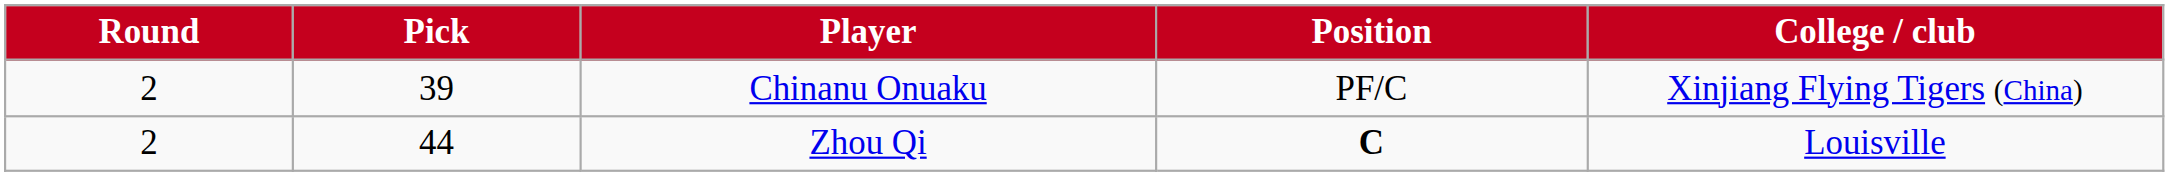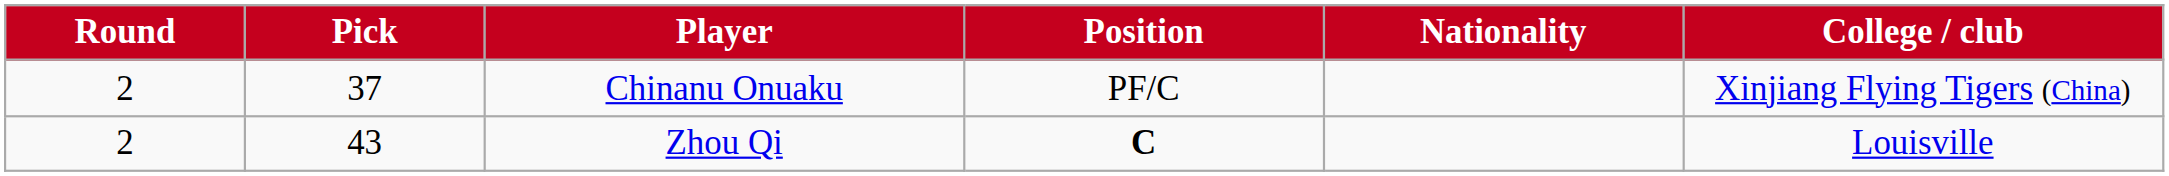+ column: (1503, 32)
(437, 87) 39 -> (365, 87) 37
(437, 142) 44 -> (365, 142) 43
